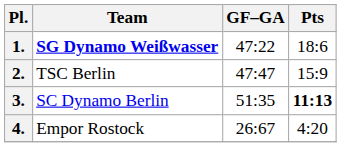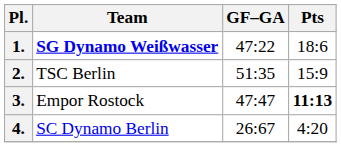(255, 73) 47:47 -> (255, 73) 51:35
(102, 100) SC Dynamo Berlin -> (90, 100) Empor Rostock
(255, 100) 51:35 -> (255, 100) 47:47
(90, 127) Empor Rostock -> (102, 127) SC Dynamo Berlin
